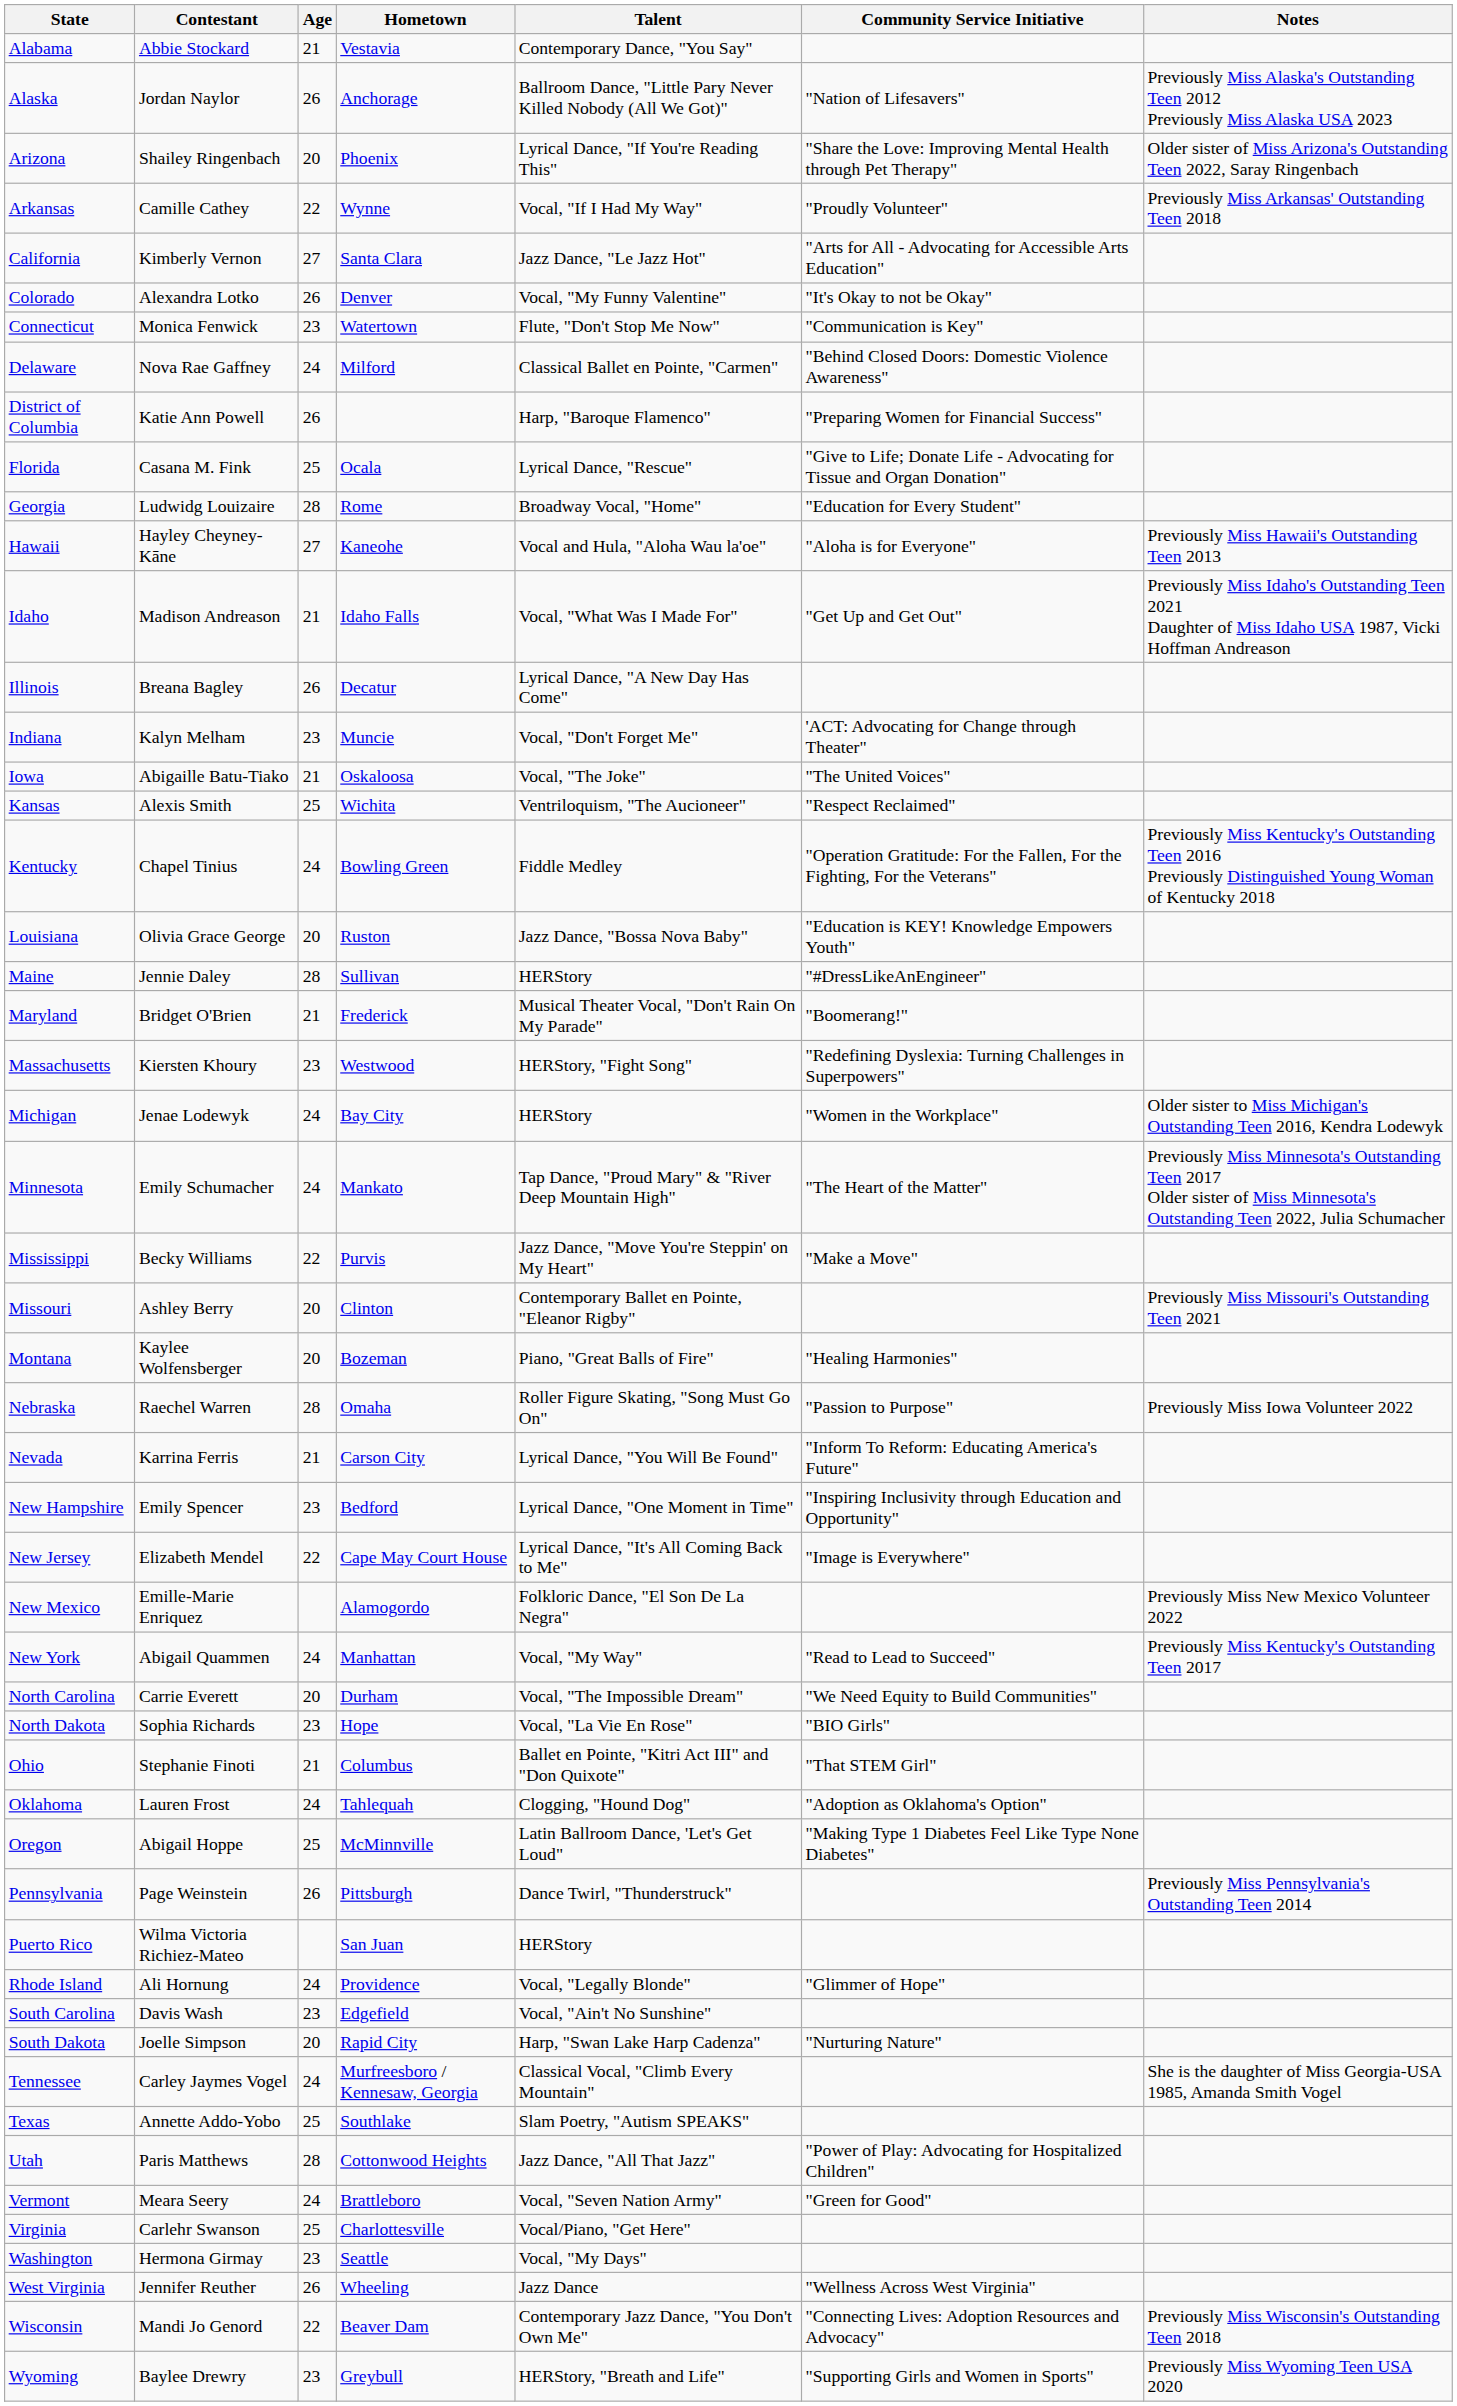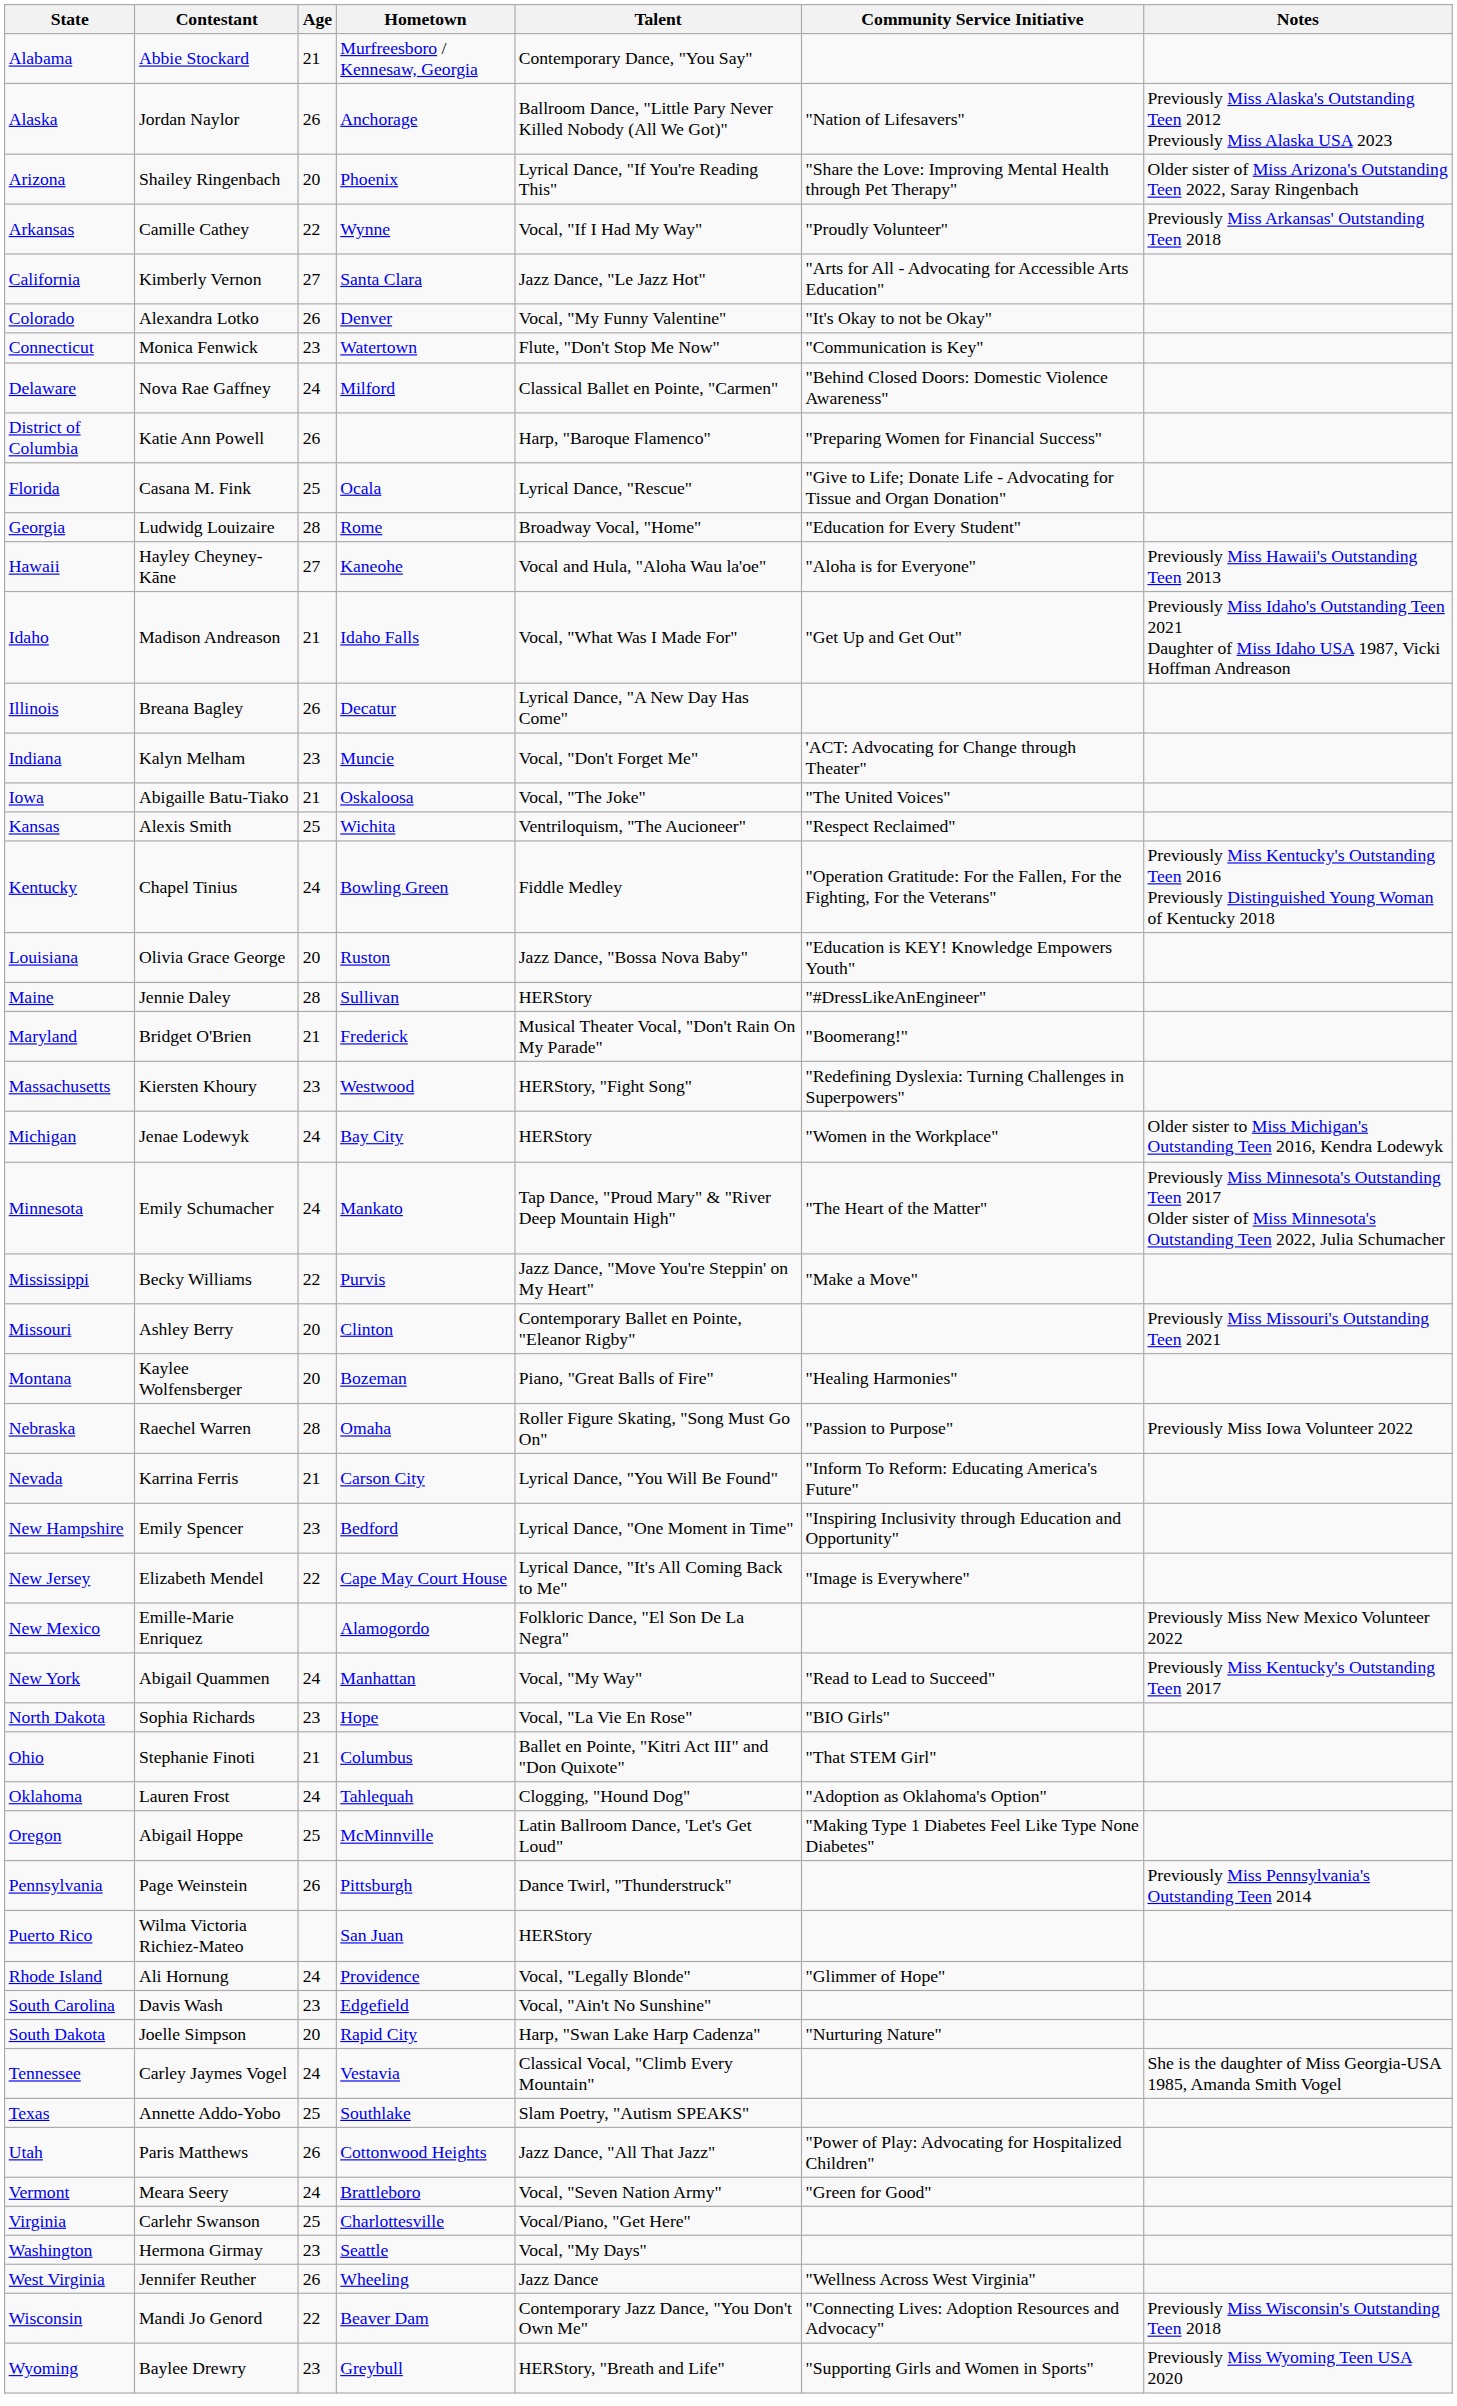(370, 48) Vestavia -> (409, 58) Murfreesboro / Kennesaw, Georgia
- row: (62, 1696)
(409, 2081) Murfreesboro / Kennesaw, Georgia -> (370, 2073) Vestavia
(312, 2160) 28 -> (312, 2152) 26
